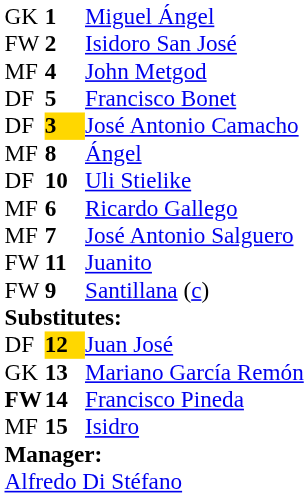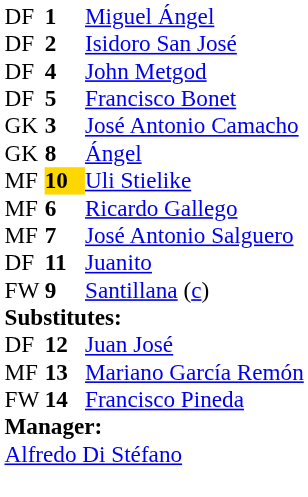(21, 16) GK -> (19, 16) DF
(22, 43) FW -> (19, 43) DF
(21, 71) MF -> (19, 71) DF
(19, 125) DF -> (21, 125) GK
(51, 125) gold background -> (51, 125) no background
(21, 153) MF -> (21, 153) GK
(19, 180) DF -> (21, 180) MF
(56, 180) no background -> (56, 180) gold background
(22, 262) FW -> (19, 262) DF
(56, 344) gold background -> (56, 344) no background
(21, 372) GK -> (21, 372) MF
(23, 399) bold -> (22, 399) normal
- row: (112, 426)
